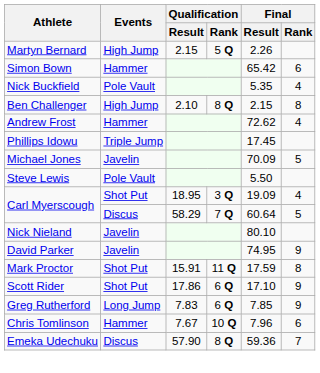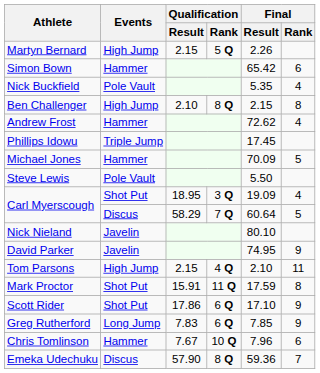(121, 159) Javelin -> (125, 159) Hammer
+ row: (41, 269)
